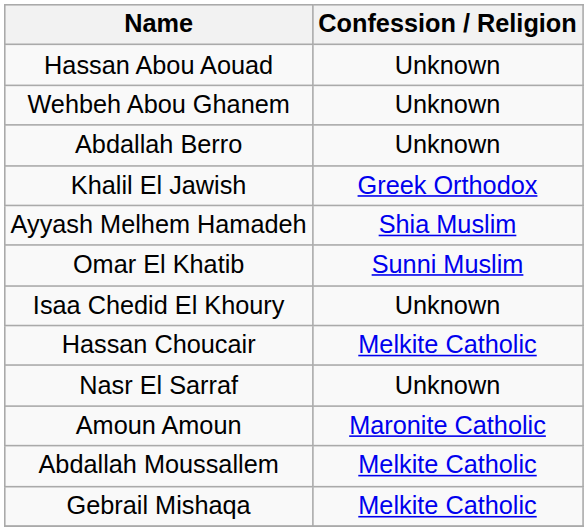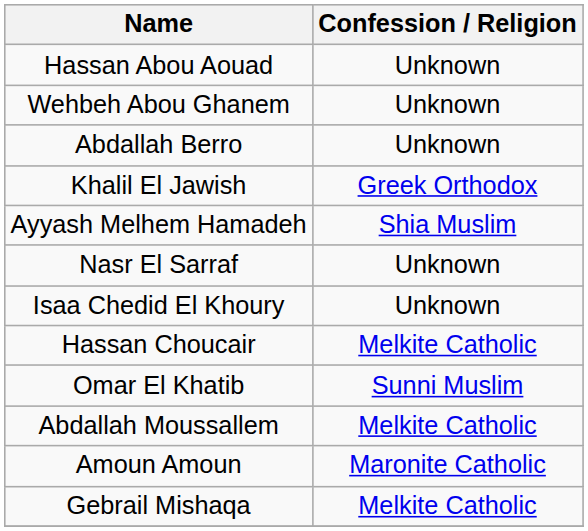rows swapped: (159, 265) <-> (159, 385)
rows swapped: (159, 425) <-> (159, 465)
